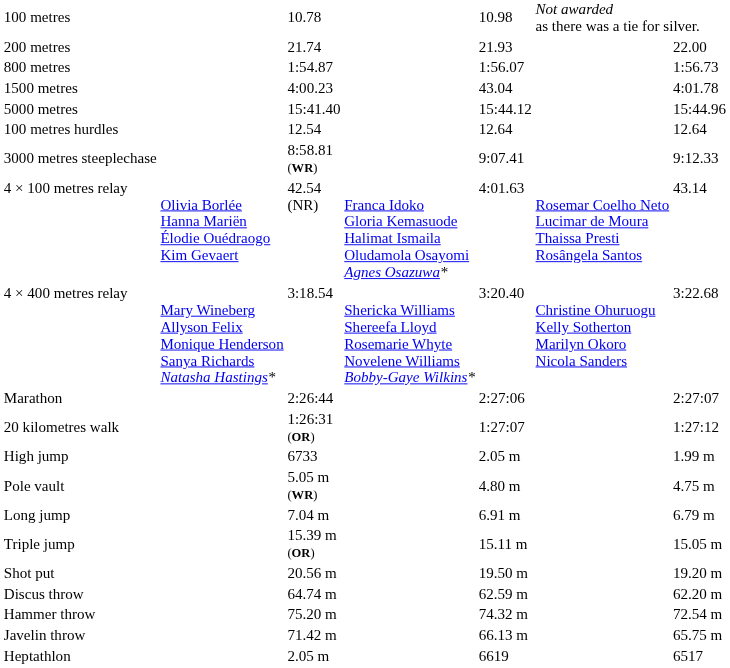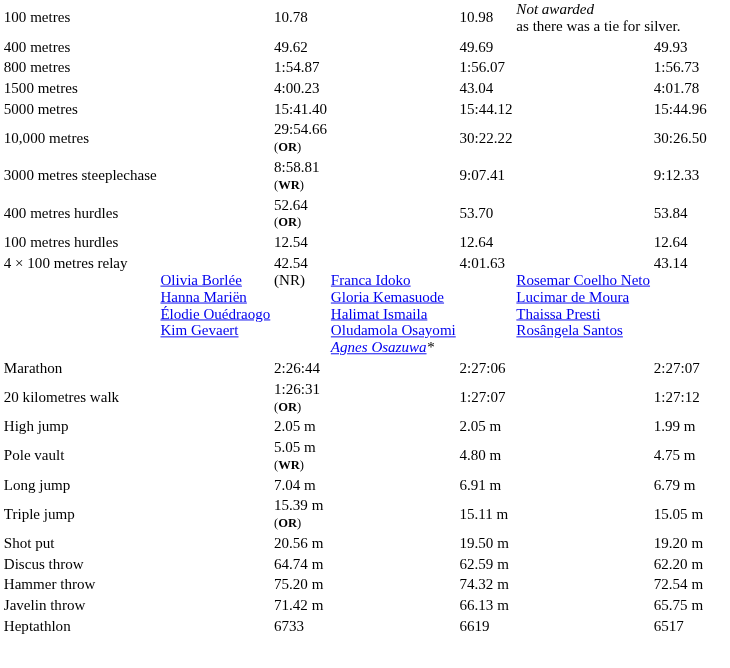- row: (37, 46)
+ row: (37, 46)
+ row: (46, 138)
rows swapped: (61, 129) <-> (80, 158)
+ row: (61, 213)
- row: (66, 293)
(302, 456) 6733 -> (295, 426) 2.05 m
(308, 656) 2.05 m -> (289, 625) 6733
